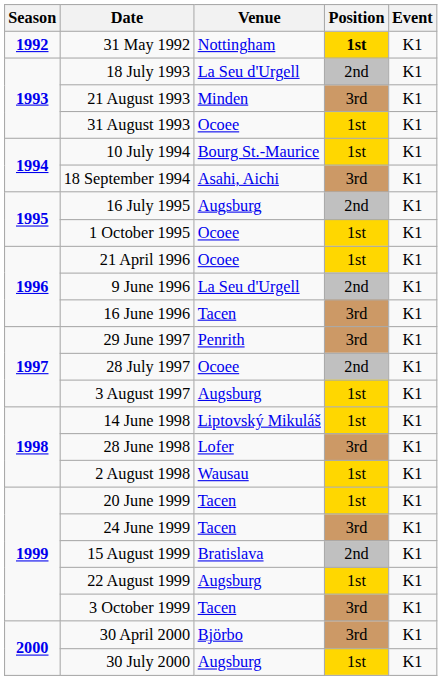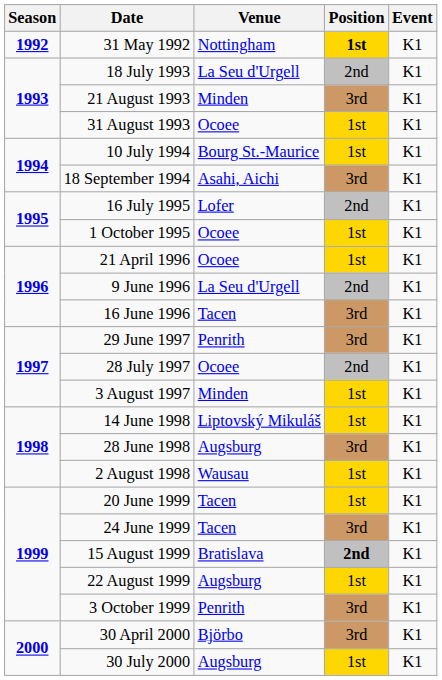(230, 205) Augsburg -> (216, 205) Lofer
(230, 393) Augsburg -> (223, 393) Minden
(216, 447) Lofer -> (230, 447) Augsburg
(356, 554) normal -> (356, 554) bold
(217, 608) Tacen -> (221, 608) Penrith
